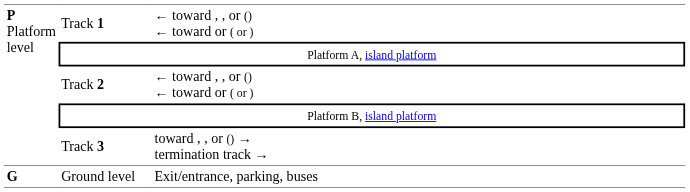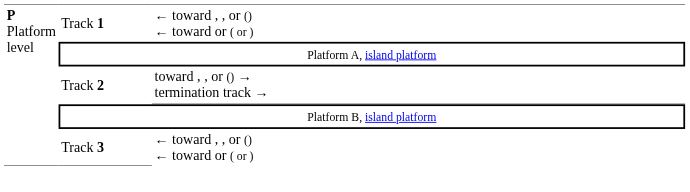(204, 85) ← toward , , or () ← toward or ( or ) -> (212, 85) toward , , or () → termination track →
(212, 146) toward , , or () → termination track → -> (204, 147) ← toward , , or () ← toward or ( or )
- row: (98, 176)
